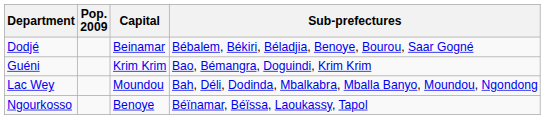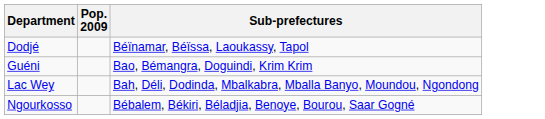- column: (140, 20)
(323, 47) Bébalem, Békiri, Béladjia, Benoye, Bourou, Saar Gogné -> (211, 47) Béïnamar, Béïssa, Laoukassy, Tapol
(270, 104) Béïnamar, Béïssa, Laoukassy, Tapol -> (264, 104) Bébalem, Békiri, Béladjia, Benoye, Bourou, Saar Gogné
